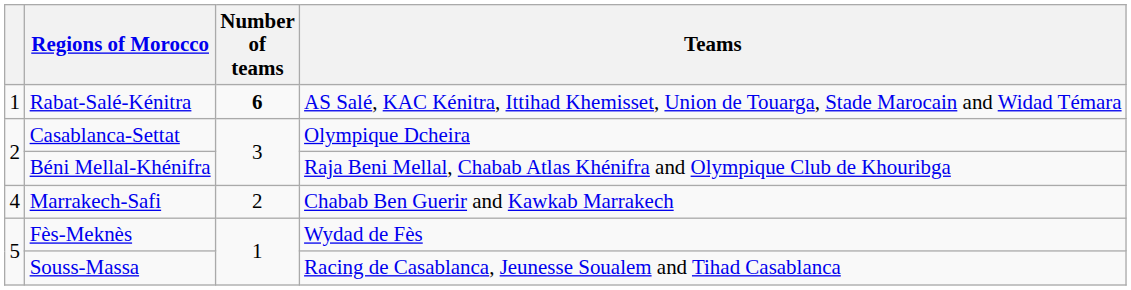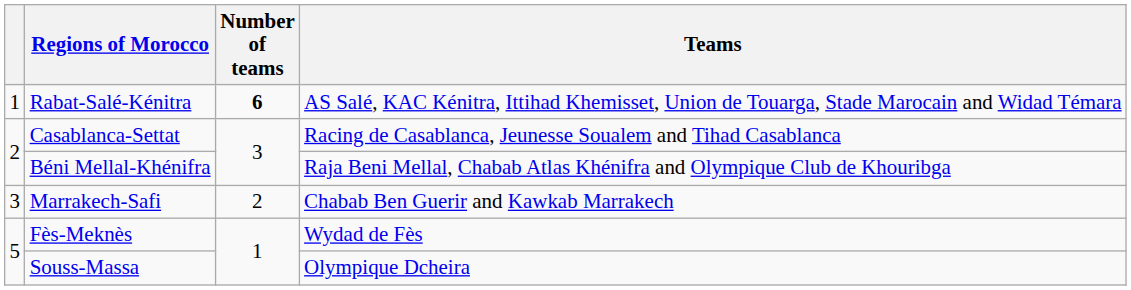(387, 134) Olympique Dcheira -> (572, 134) Racing de Casablanca, Jeunesse Soualem and Tihad Casablanca
(15, 201) 4 -> (15, 201) 3
(572, 267) Racing de Casablanca, Jeunesse Soualem and Tihad Casablanca -> (387, 267) Olympique Dcheira
